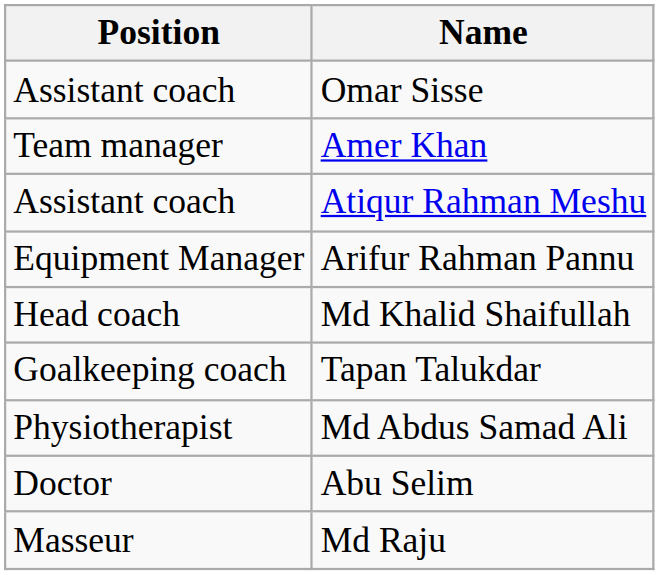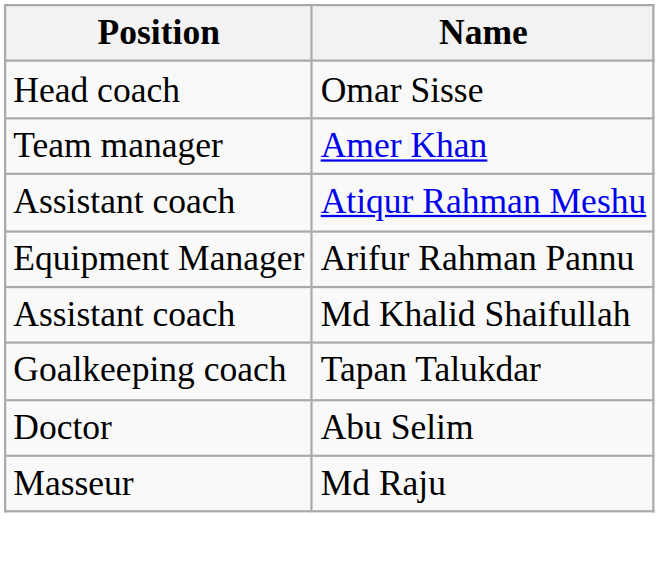(124, 88) Assistant coach -> (97, 88) Head coach
(97, 314) Head coach -> (124, 314) Assistant coach
- row: (474, 426)
